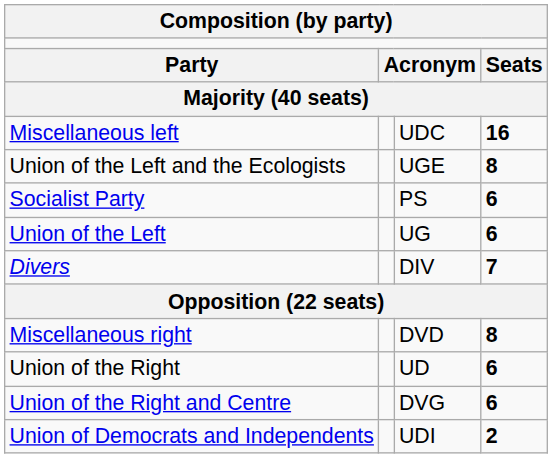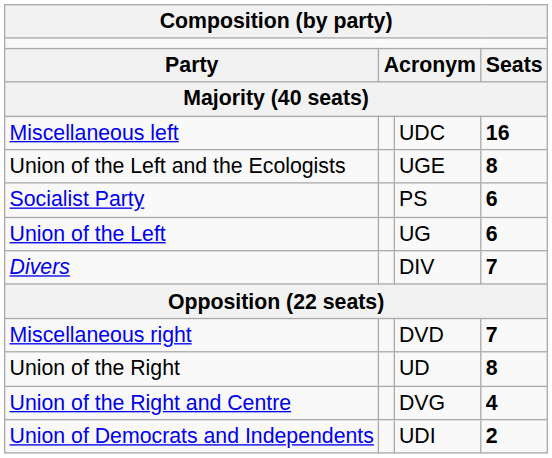(492, 334) 8 -> (492, 334) 7
(492, 368) 6 -> (492, 368) 8
(492, 402) 6 -> (492, 402) 4
